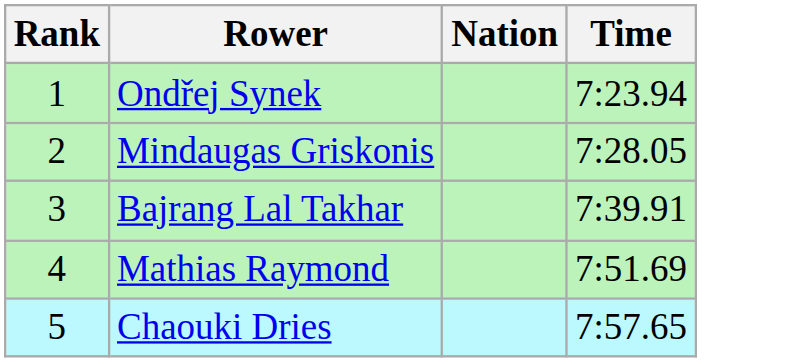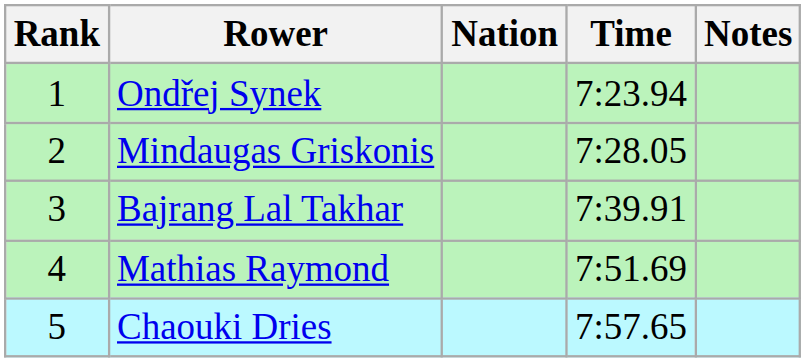+ column: (748, 33)
